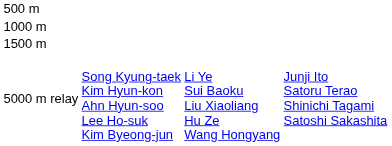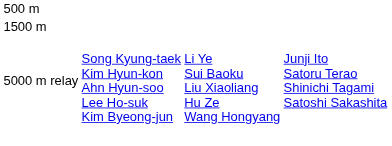- row: (25, 26)
